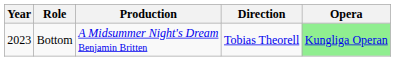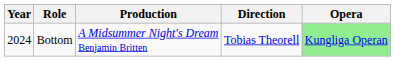(19, 39) 2023 -> (19, 39) 2024
